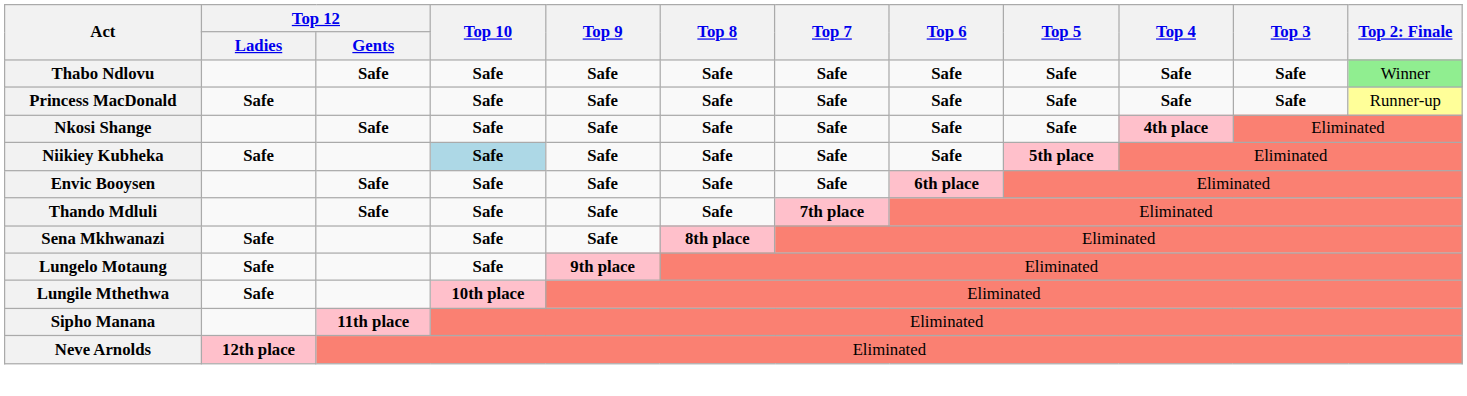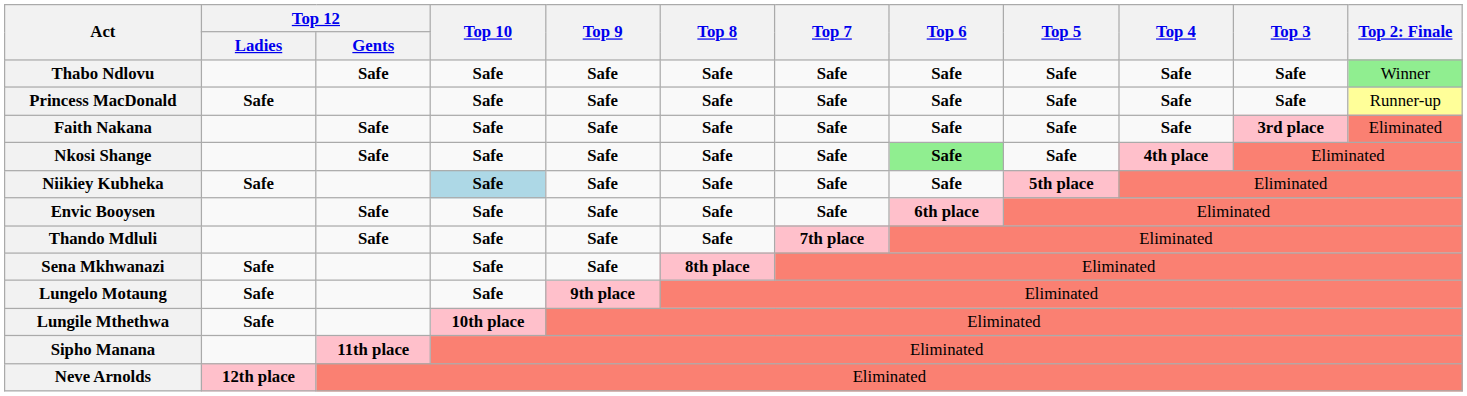+ row: (103, 128)
(947, 128) no background -> (947, 155) lightgreen background
